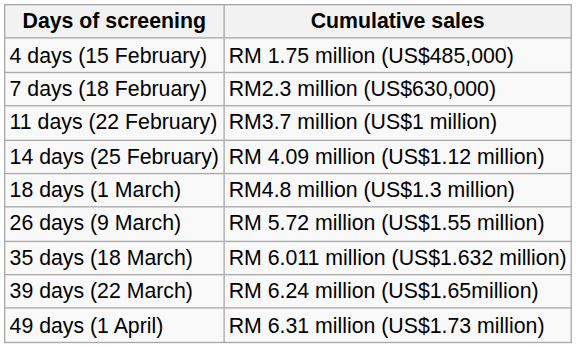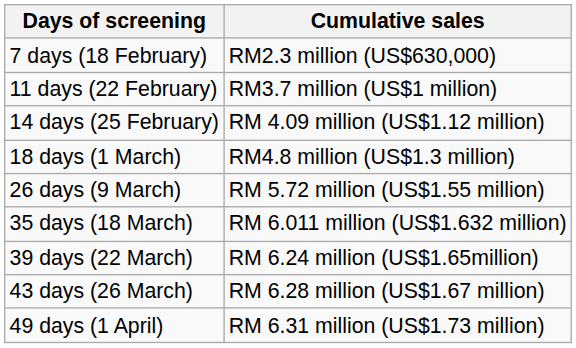- row: (108, 55)
+ row: (101, 291)
